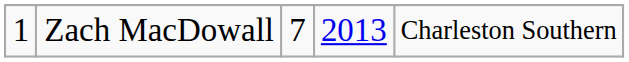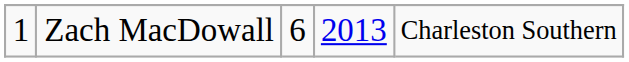(297, 30) 7 -> (297, 30) 6
